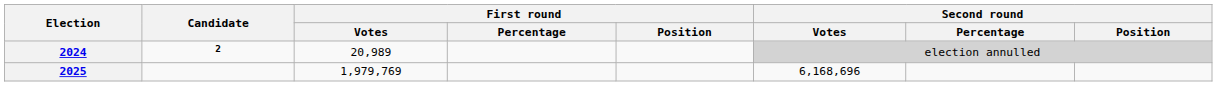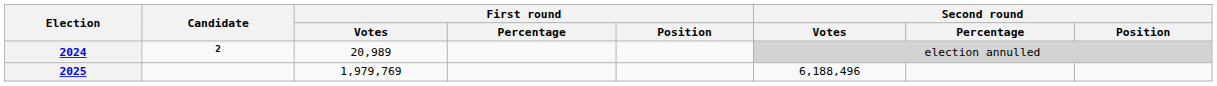(830, 72) 6,168,696 -> (830, 72) 6,188,496
